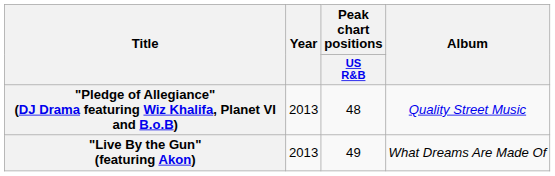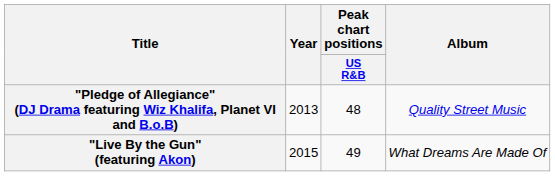(304, 152) 2013 -> (304, 152) 2015
